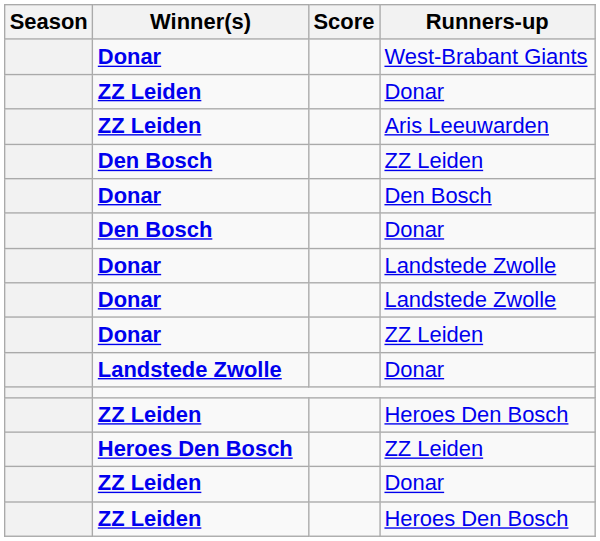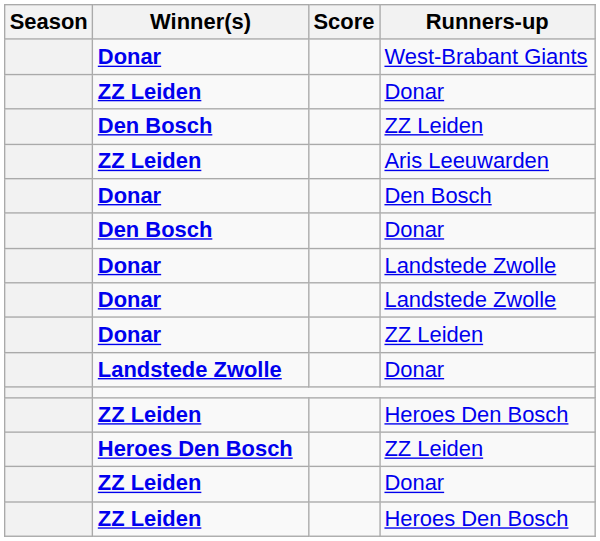rows swapped: (155, 160) <-> (150, 126)
